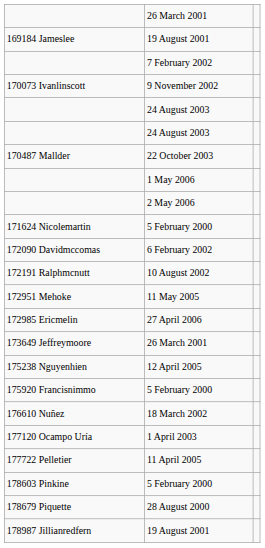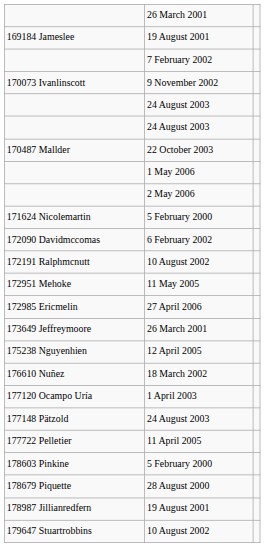- row: (51, 390)
+ row: (38, 419)
+ row: (49, 531)
